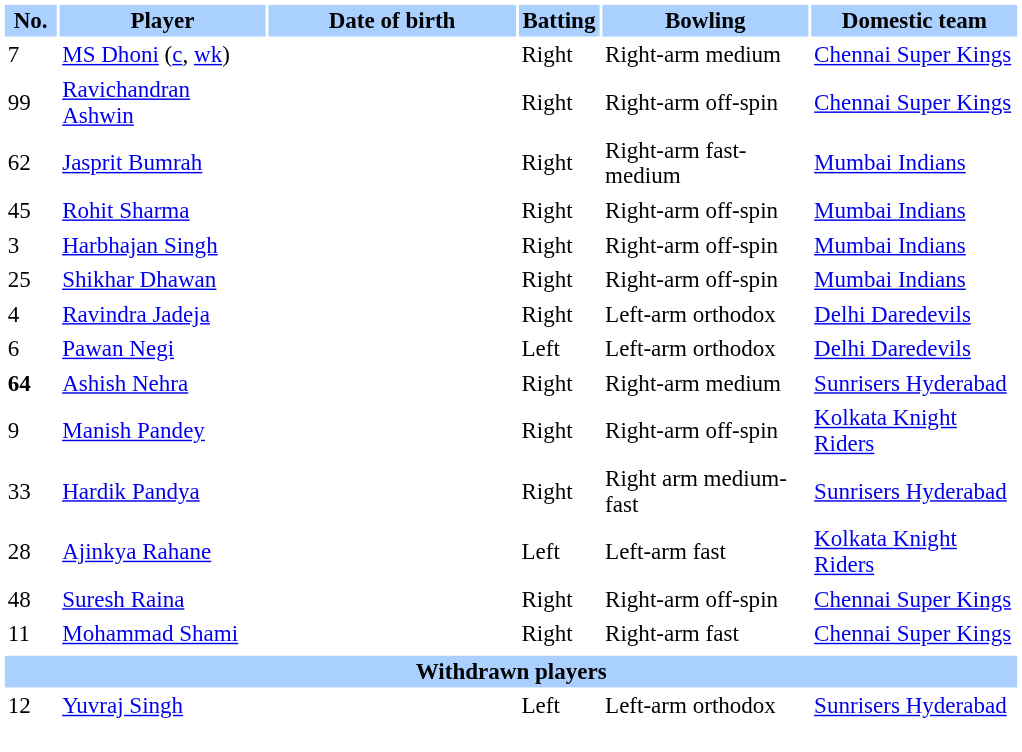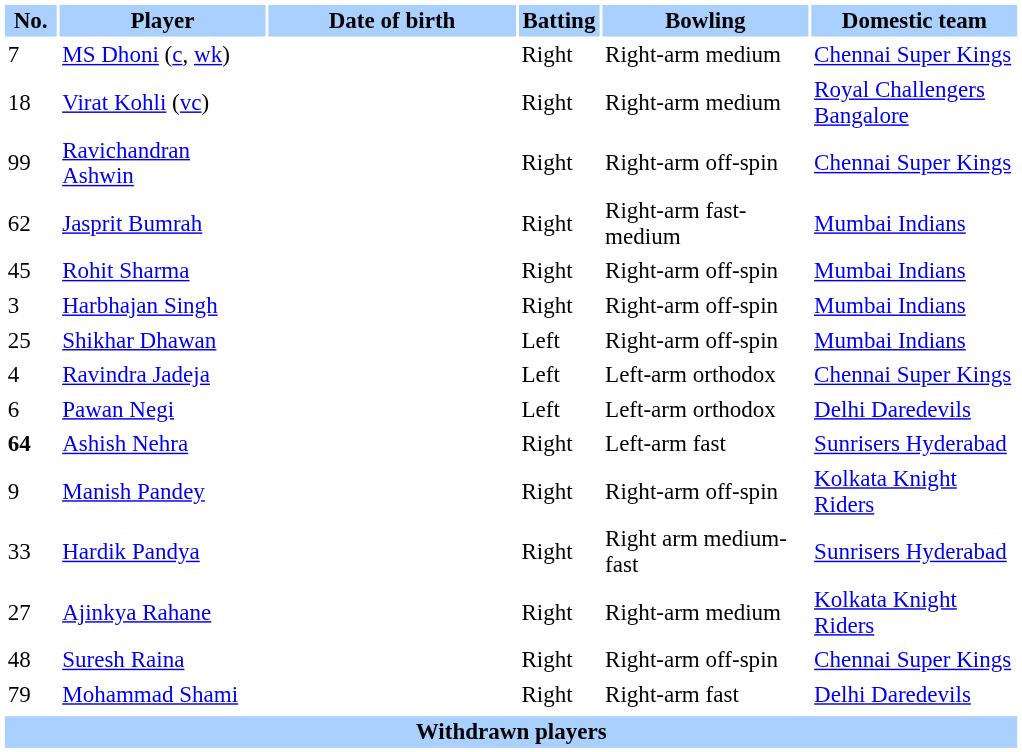+ row: (136, 102)
(547, 279) Right -> (541, 340) Left
(547, 314) Right -> (541, 374) Left
(892, 314) Delhi Daredevils -> (913, 374) Chennai Super Kings
(693, 383) Right-arm medium -> (666, 443) Left-arm fast
(19, 551) 28 -> (19, 612) 27
(541, 551) Left -> (547, 612) Right
(666, 551) Left-arm fast -> (693, 612) Right-arm medium
(19, 633) 11 -> (19, 694) 79
(913, 633) Chennai Super Kings -> (892, 694) Delhi Daredevils
- row: (123, 705)
